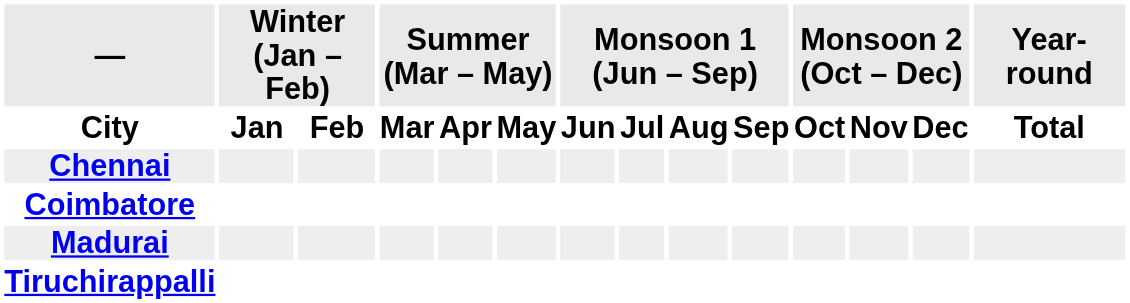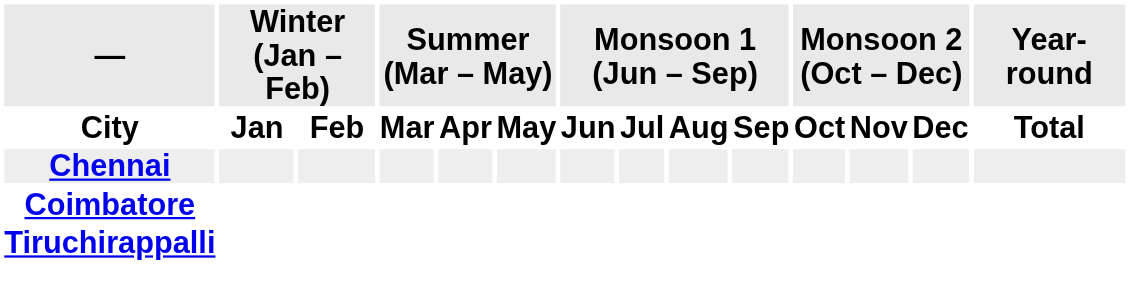- row: (110, 243)
